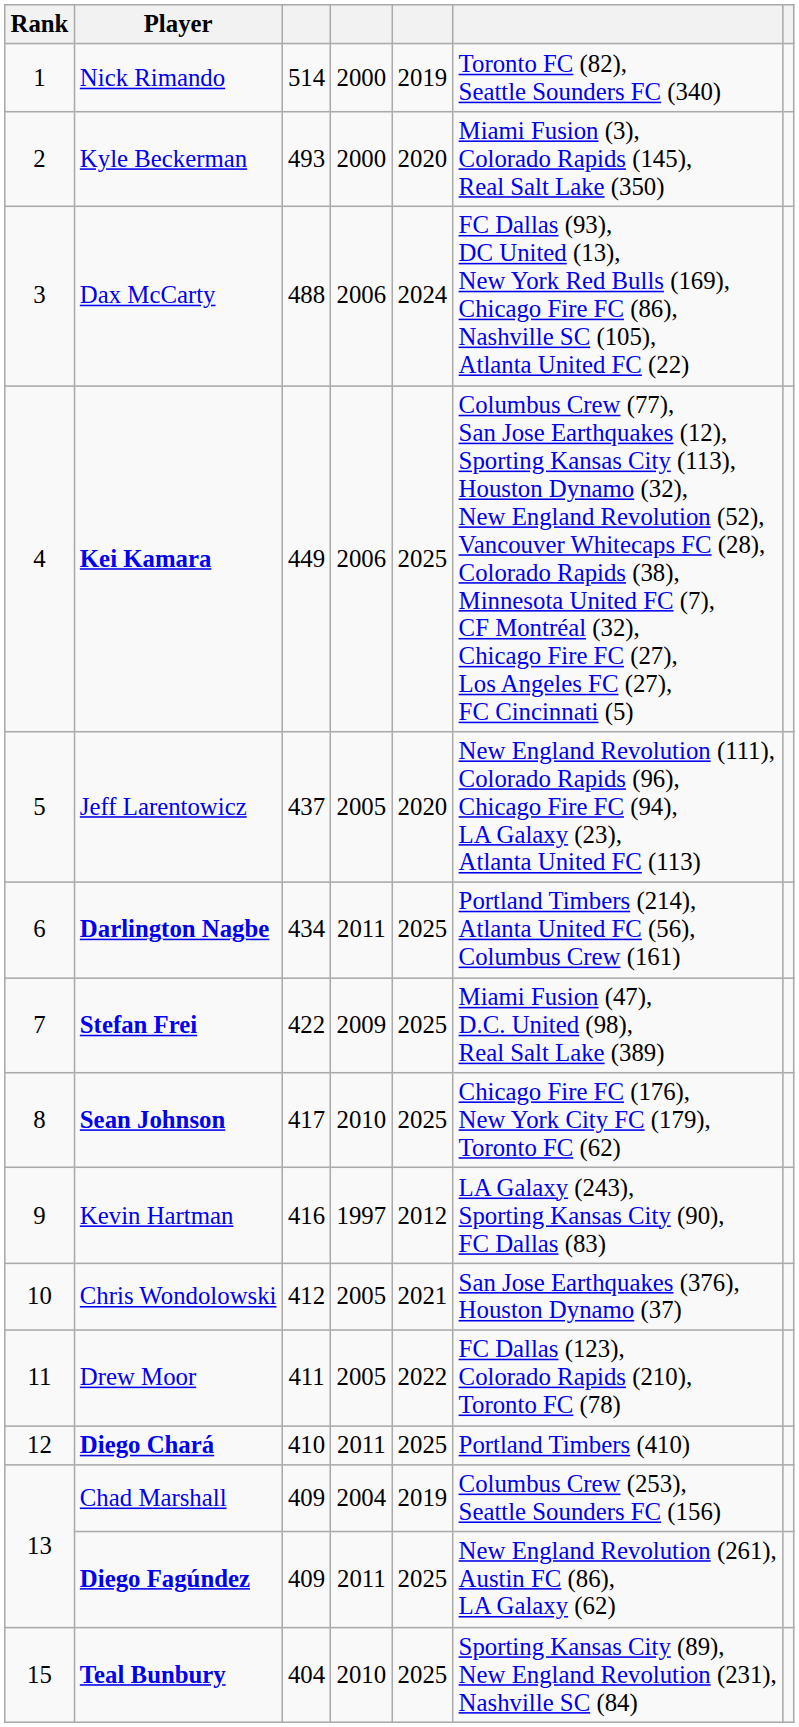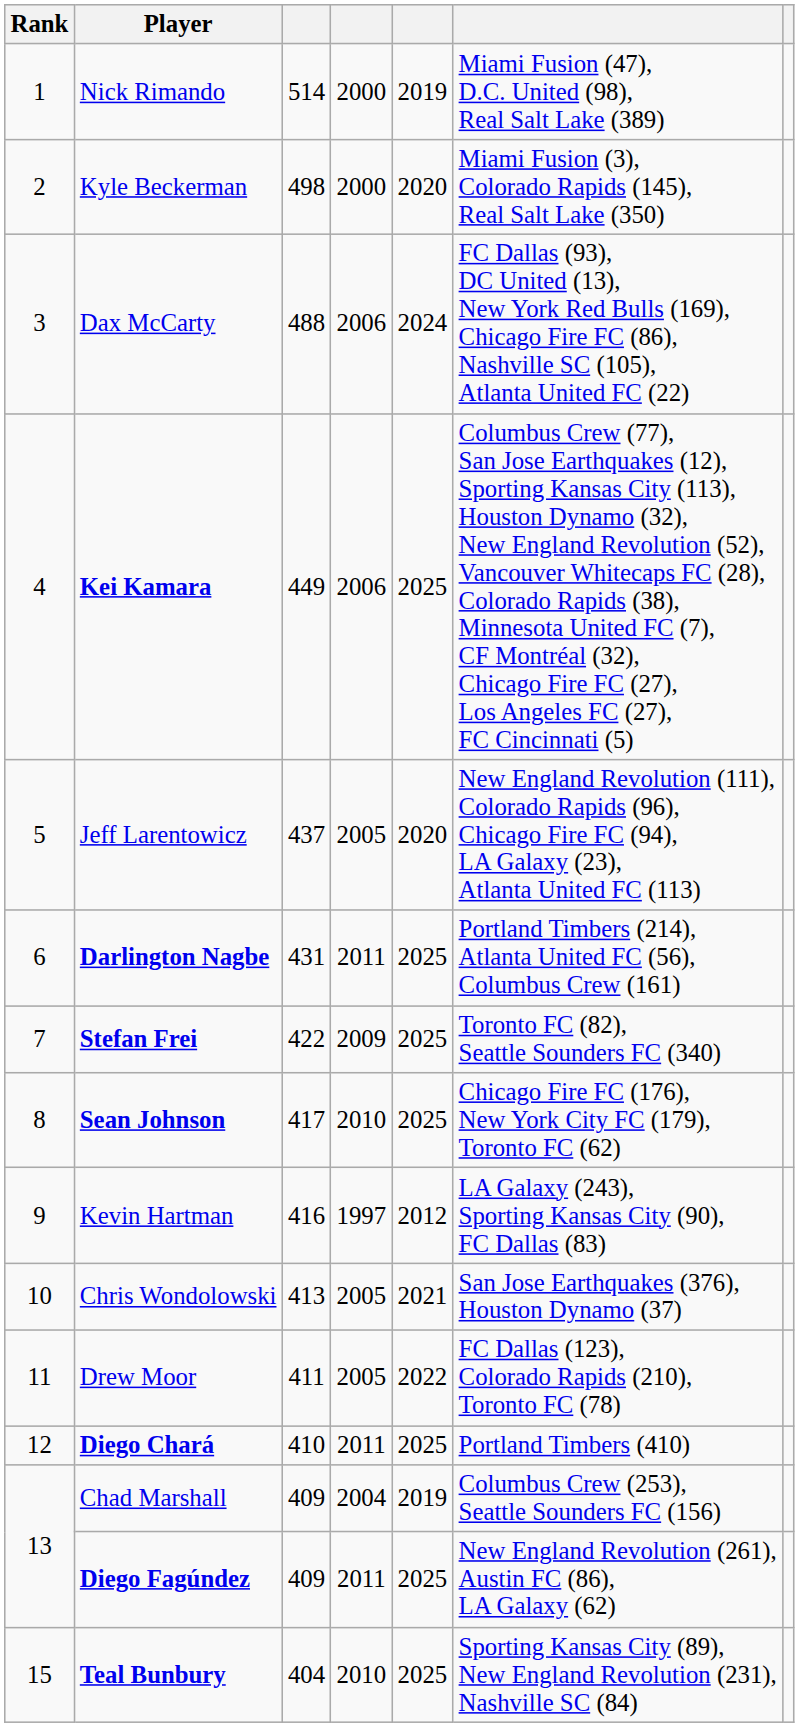(590, 77) Toronto FC (82), Seattle Sounders FC (340) -> (562, 91) Miami Fusion (47), D.C. United (98), Real Salt Lake (389)
(307, 158) 493 -> (307, 186) 498
(307, 929) 434 -> (307, 957) 431
(562, 1024) Miami Fusion (47), D.C. United (98), Real Salt Lake (389) -> (590, 1038) Toronto FC (82), Seattle Sounders FC (340)
(307, 1296) 412 -> (307, 1296) 413
